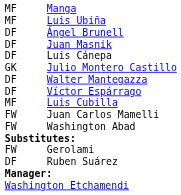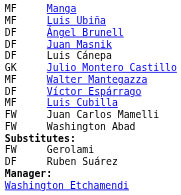(11, 79) DF -> (11, 79) MF
